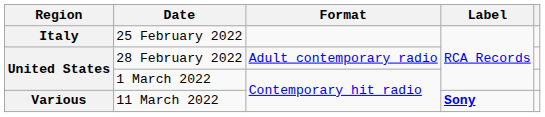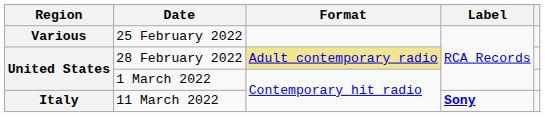(59, 37) Italy -> (59, 37) Various
(343, 58) no background -> (343, 58) khaki background
(59, 101) Various -> (59, 101) Italy
